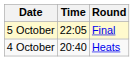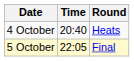rows swapped: (31, 47) <-> (31, 30)
